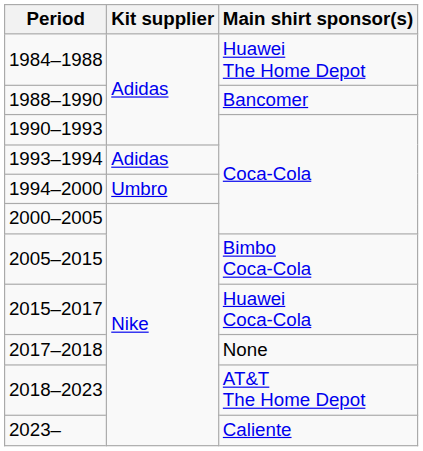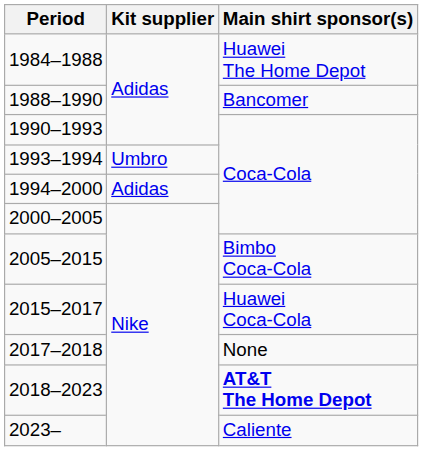(140, 159) Adidas -> (139, 159) Umbro
(139, 188) Umbro -> (140, 188) Adidas
(294, 389) normal -> (297, 389) bold
